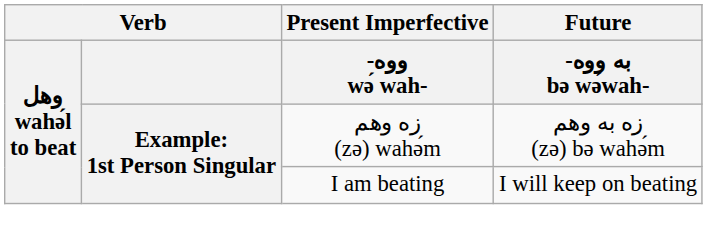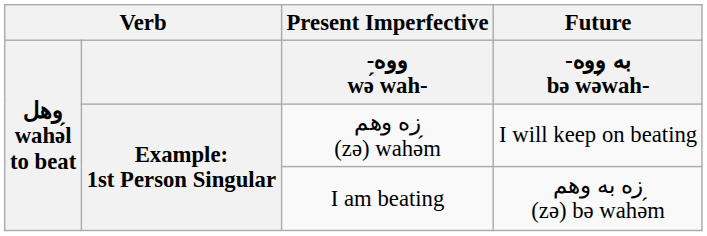(598, 135) زه به وهم (zə) bə wahә́m -> (598, 135) I will keep on beating
(598, 184) I will keep on beating -> (598, 198) زه به وهم (zə) bə wahә́m
